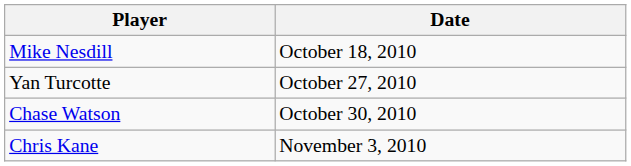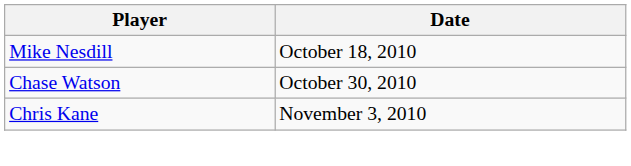- row: (60, 82)
